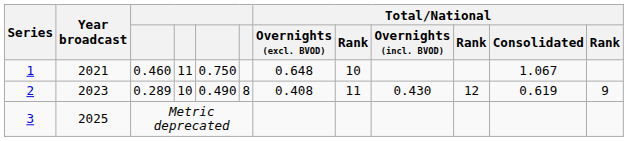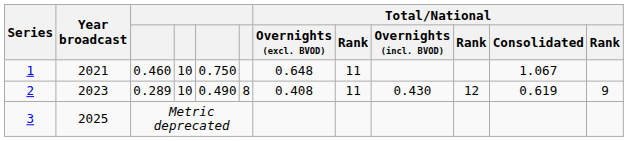(185, 70) 11 -> (185, 70) 10
(353, 70) 10 -> (353, 70) 11
